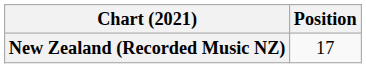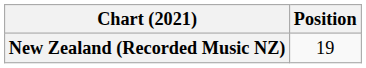(325, 47) 17 -> (325, 47) 19
